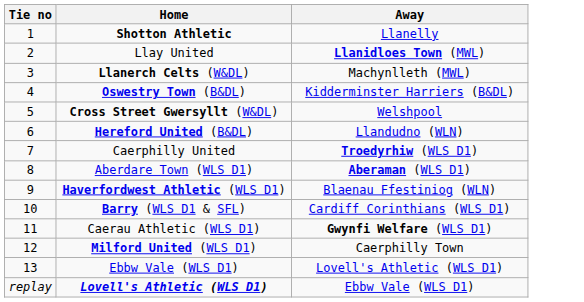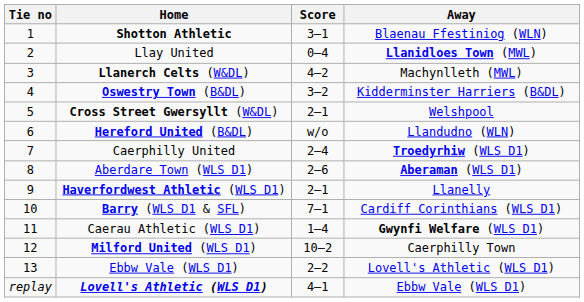+ column: (318, 14)
(410, 34) Llanelly -> (461, 34) Blaenau Ffestiniog (WLN)
(410, 190) Blaenau Ffestiniog (WLN) -> (461, 190) Llanelly
